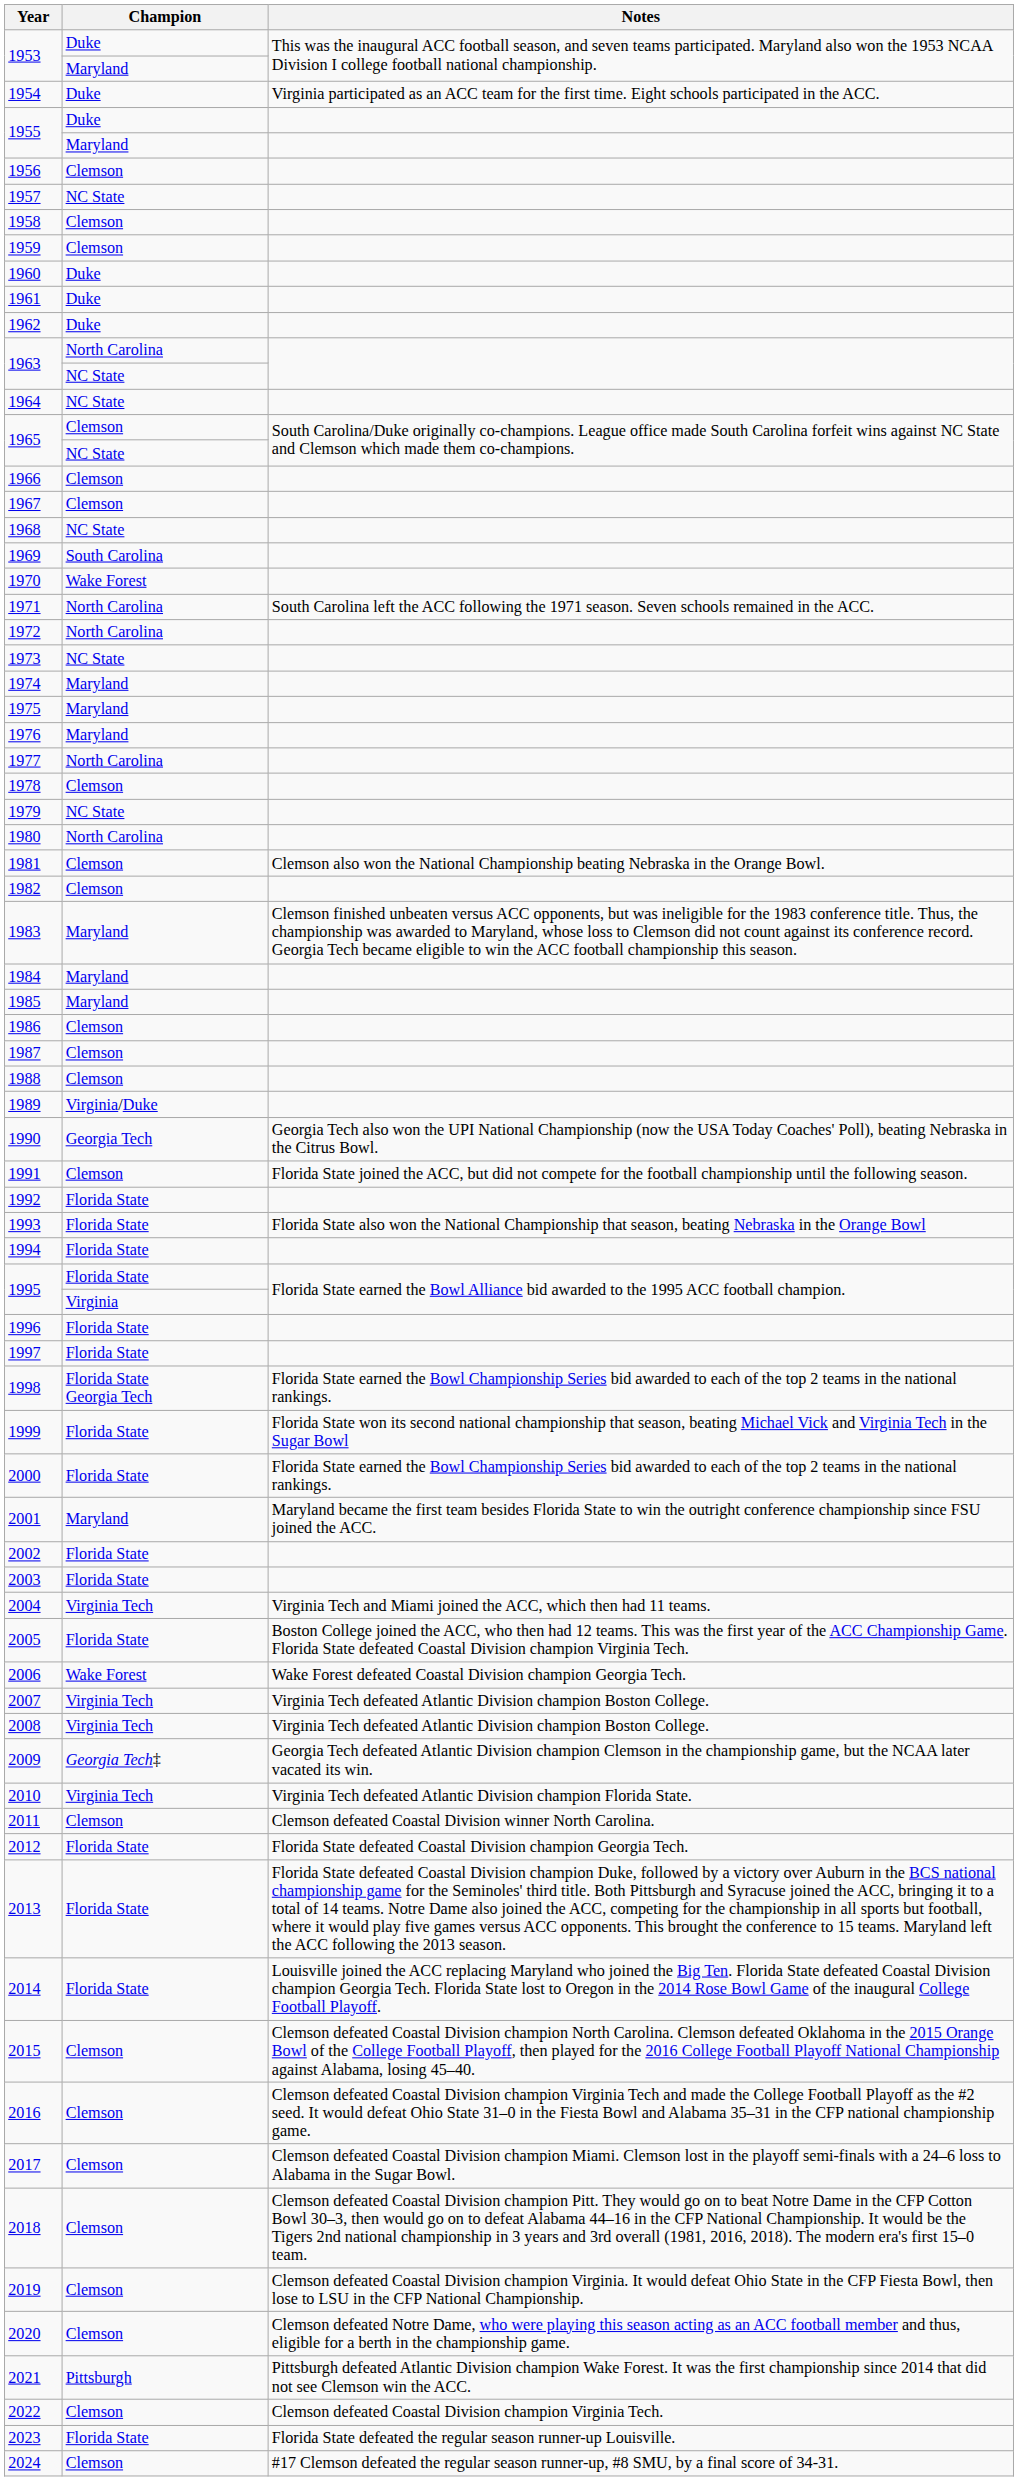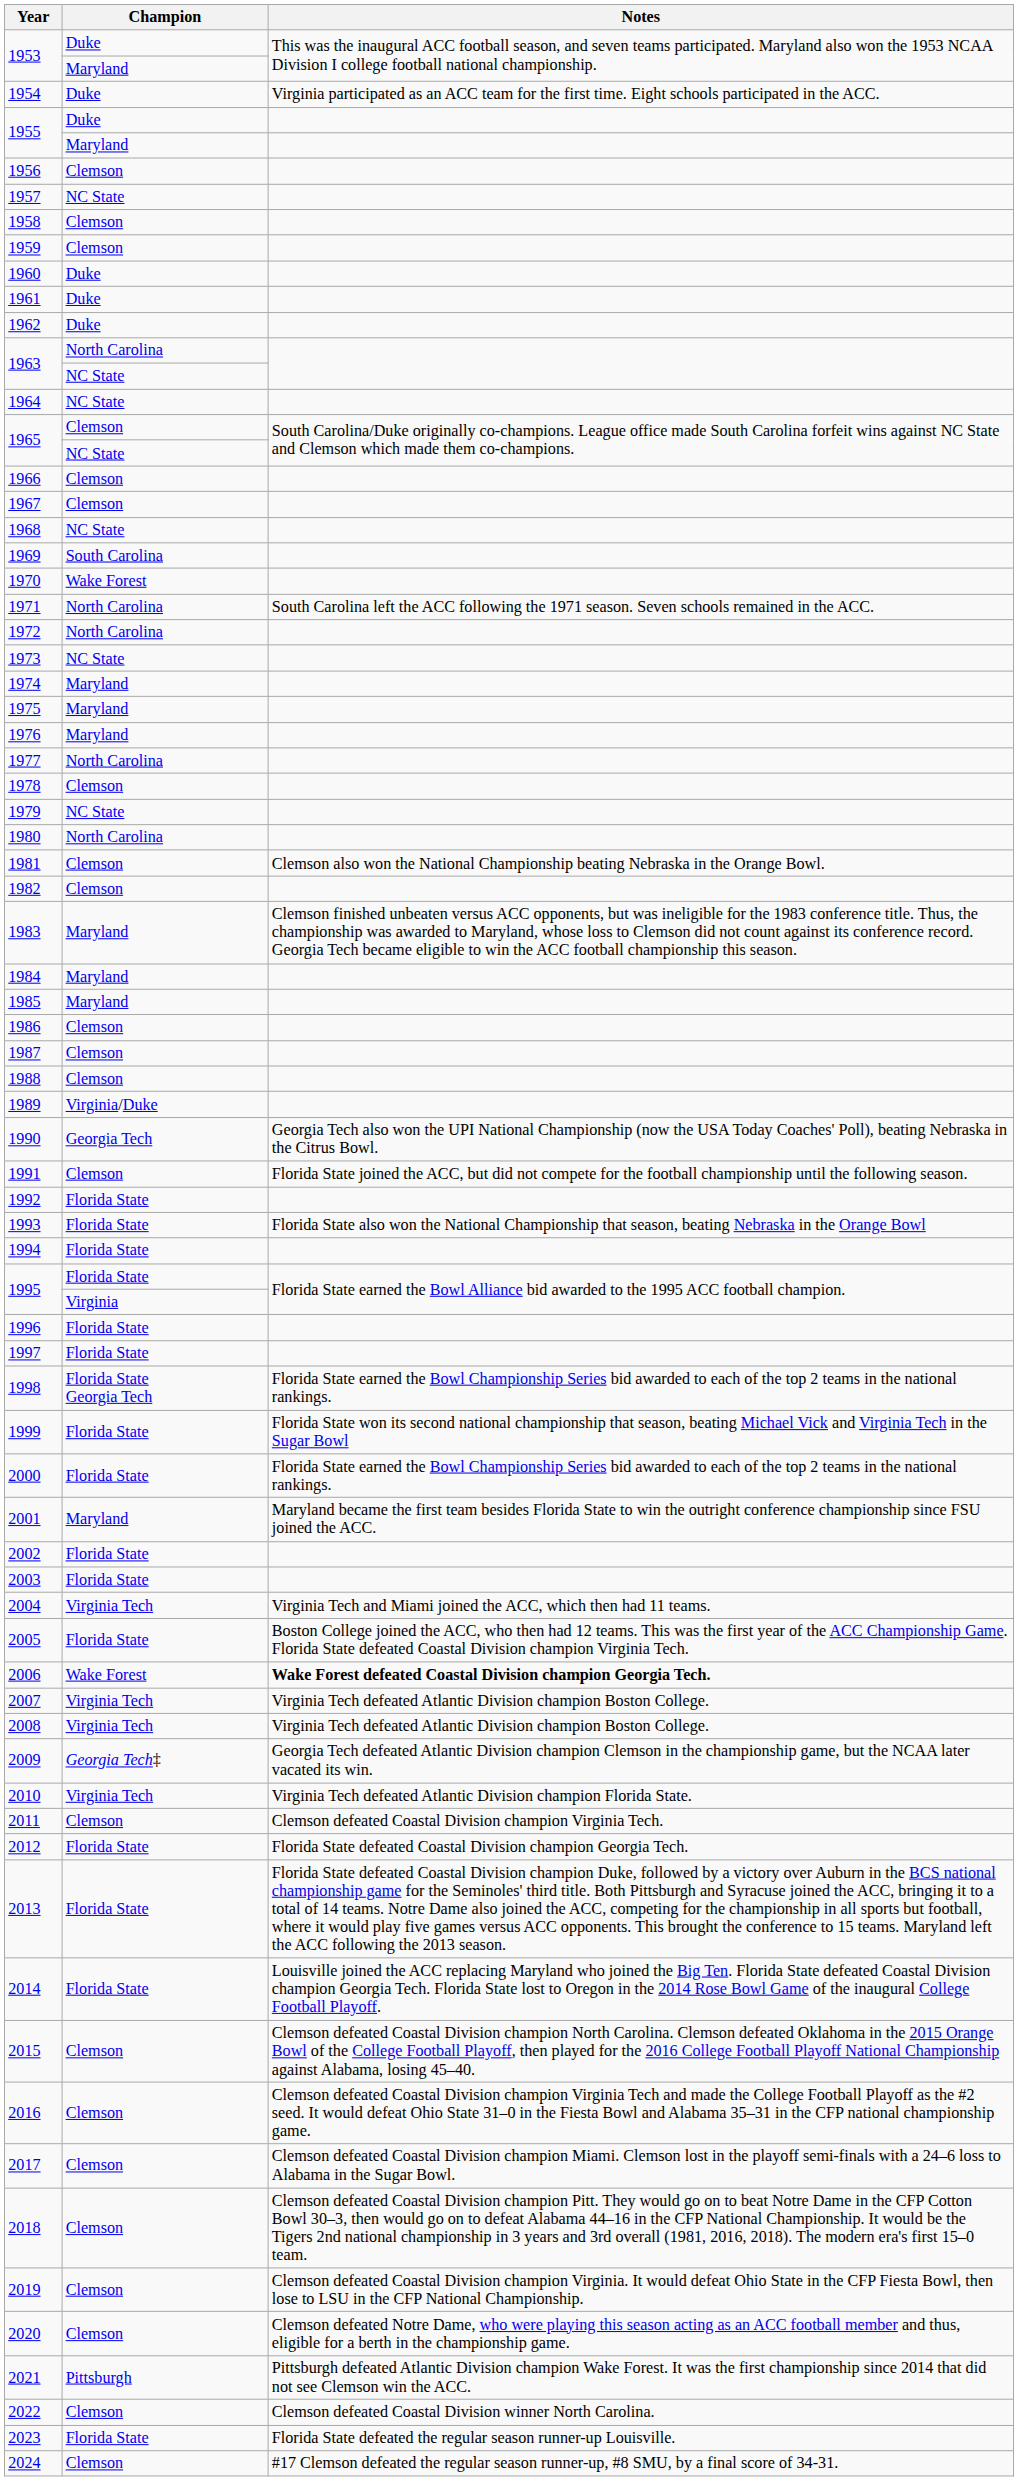(479, 1674) normal -> (491, 1674) bold
(463, 1821) Clemson defeated Coastal Division winner North Carolina. -> (468, 1821) Clemson defeated Coastal Division champion Virginia Tech.
(468, 2412) Clemson defeated Coastal Division champion Virginia Tech. -> (463, 2412) Clemson defeated Coastal Division winner North Carolina.
